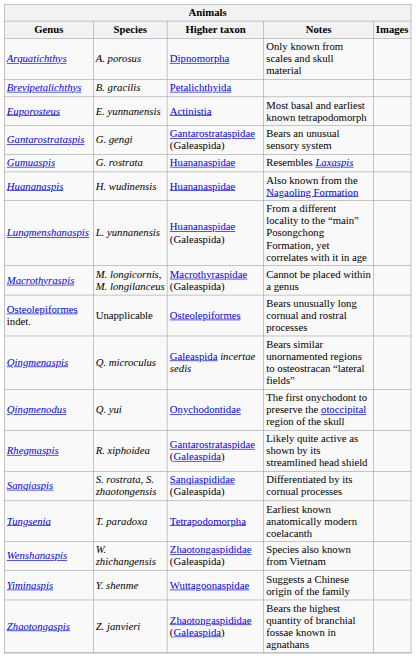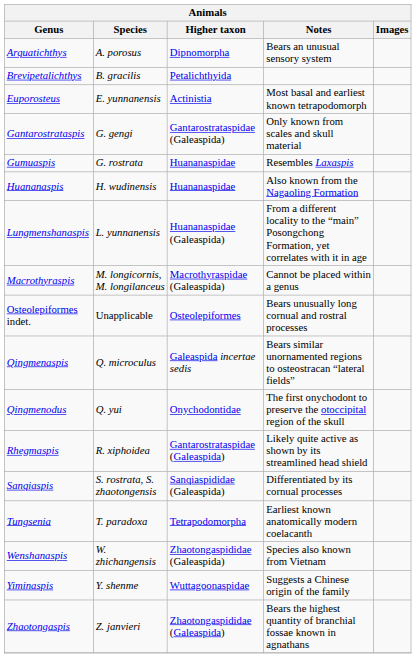(305, 59) Only known from scales and skull material -> (303, 53) Bears an unusual sensory system
(303, 140) Bears an unusual sensory system -> (305, 134) Only known from scales and skull material
